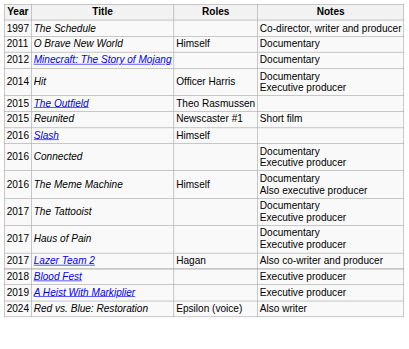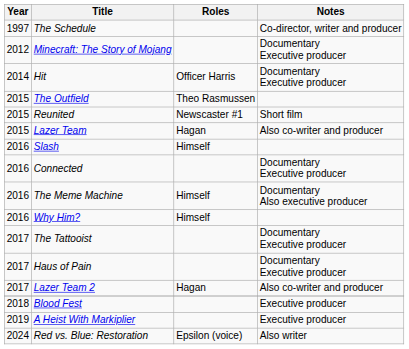- row: (78, 44)
(290, 60) Documentary -> (303, 50) Documentary Executive producer
+ row: (60, 131)
+ row: (57, 217)
